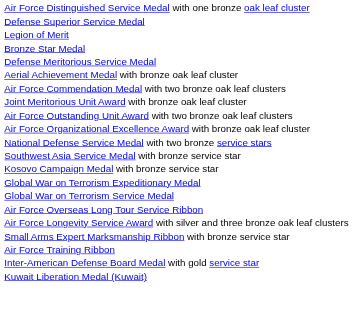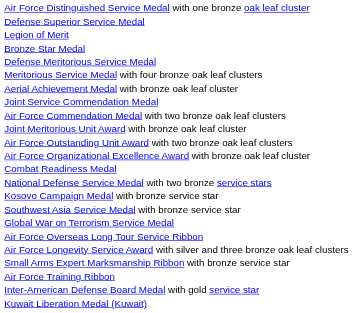+ row: (133, 75)
+ row: (81, 102)
+ row: (60, 169)
rows swapped: (123, 156) <-> (111, 169)
- row: (102, 182)
